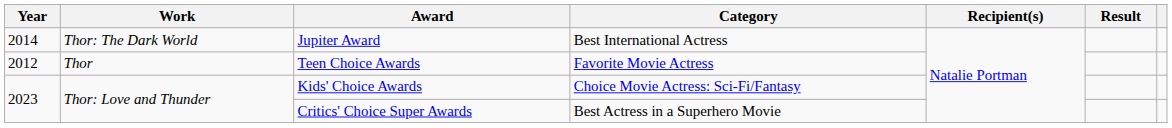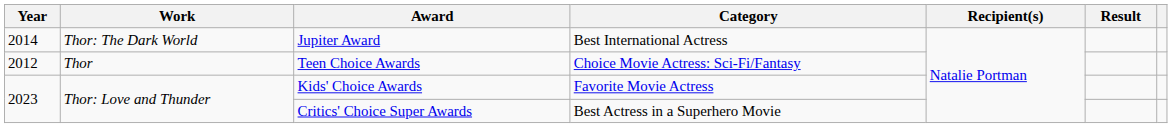(644, 63) Favorite Movie Actress -> (687, 63) Choice Movie Actress: Sci-Fi/Fantasy
(687, 87) Choice Movie Actress: Sci-Fi/Fantasy -> (644, 87) Favorite Movie Actress
